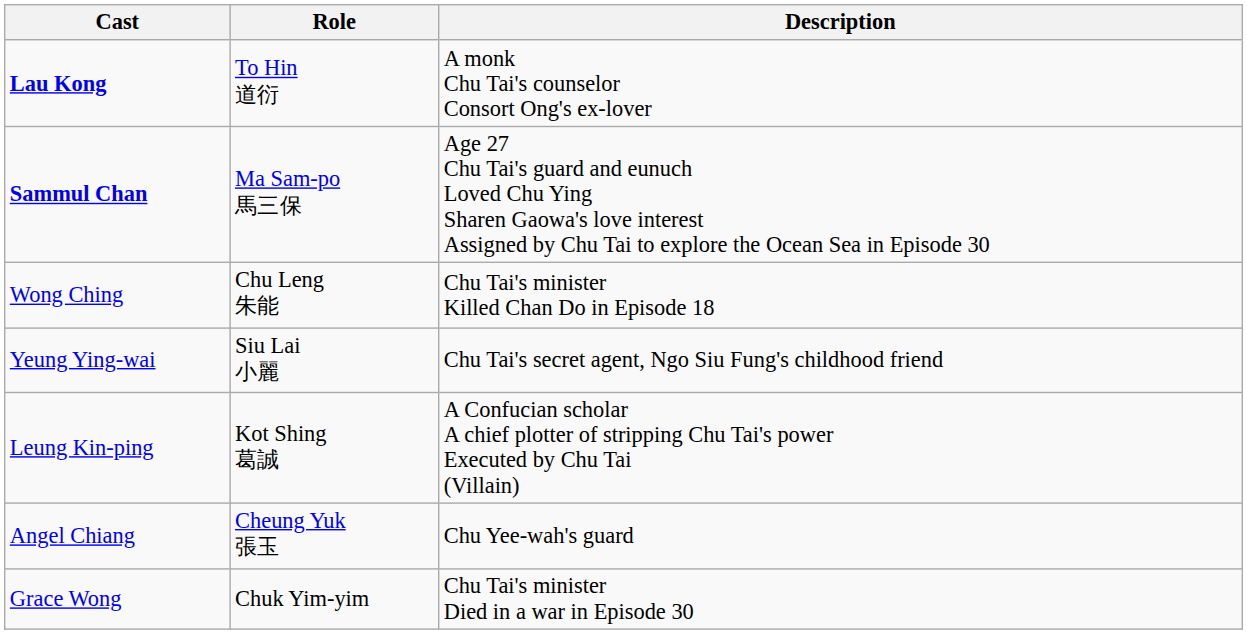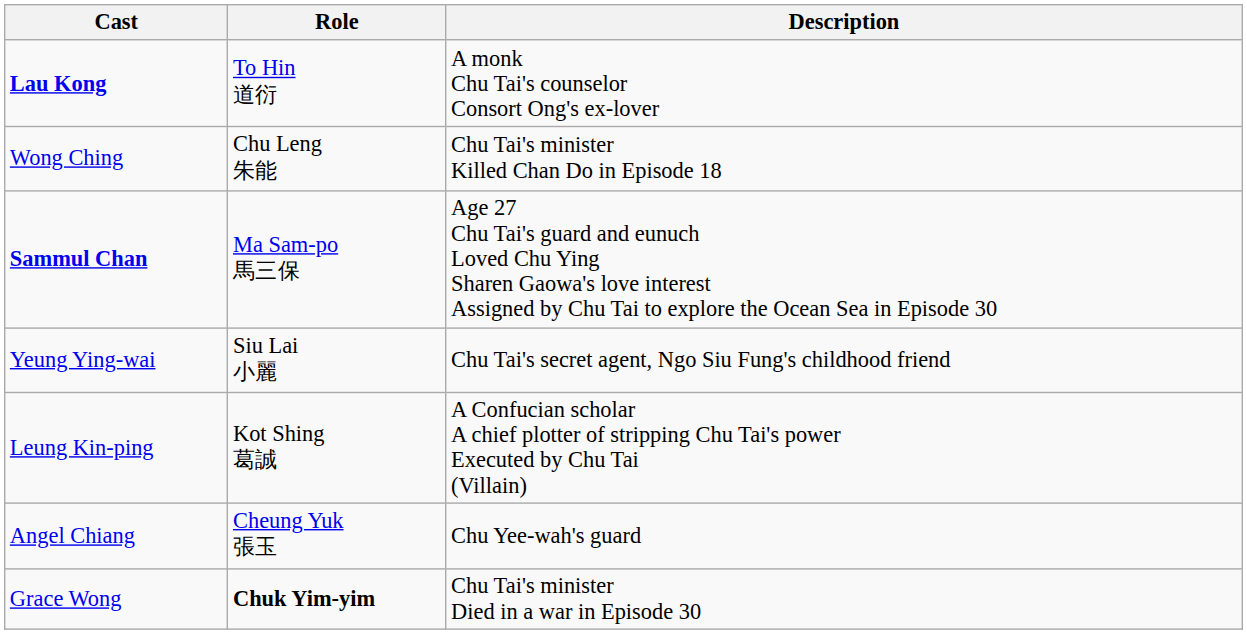rows swapped: (79, 194) <-> (67, 294)
(302, 598) normal -> (304, 598) bold
